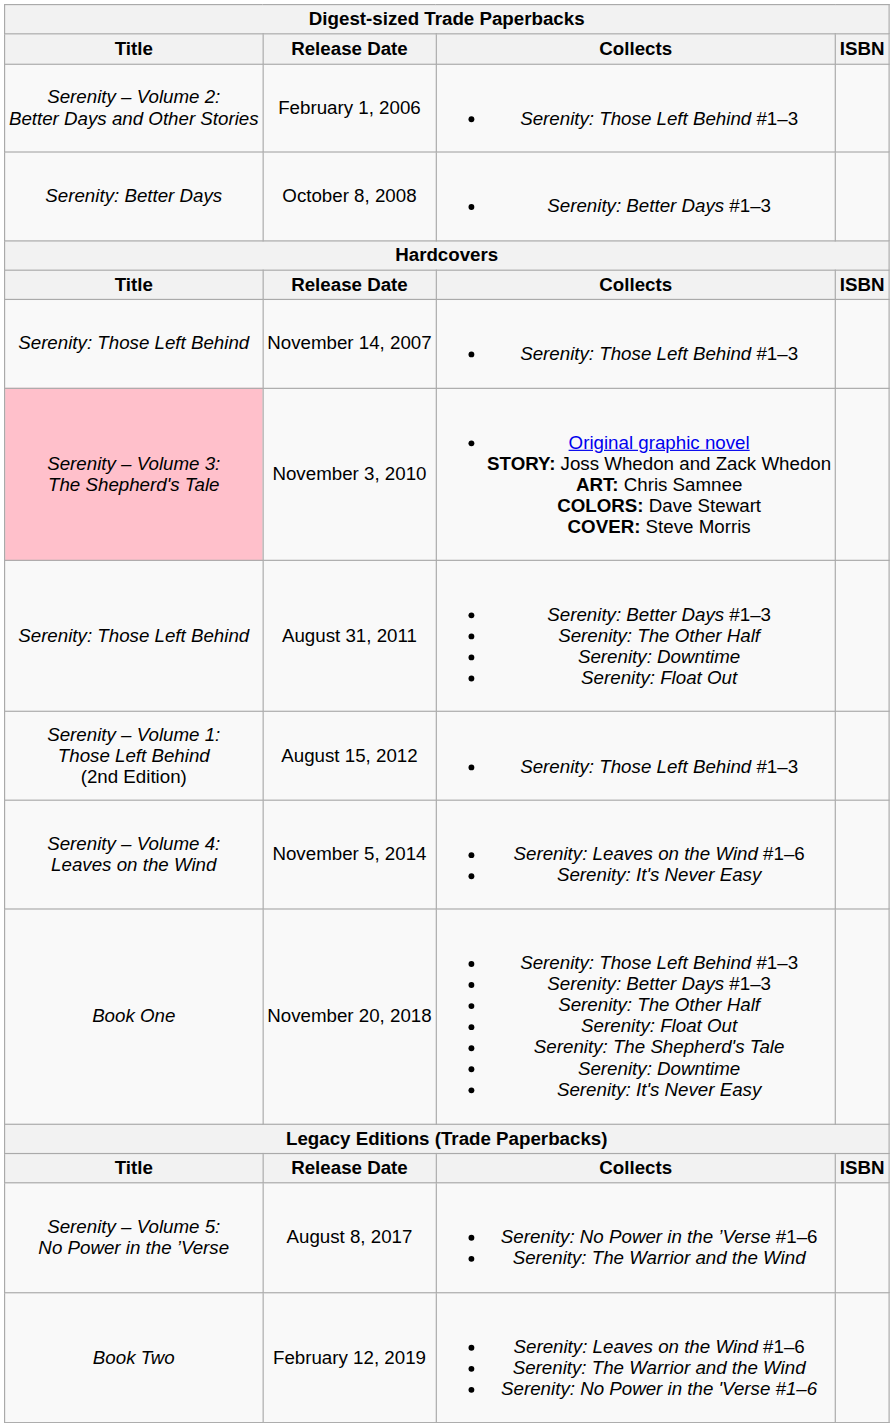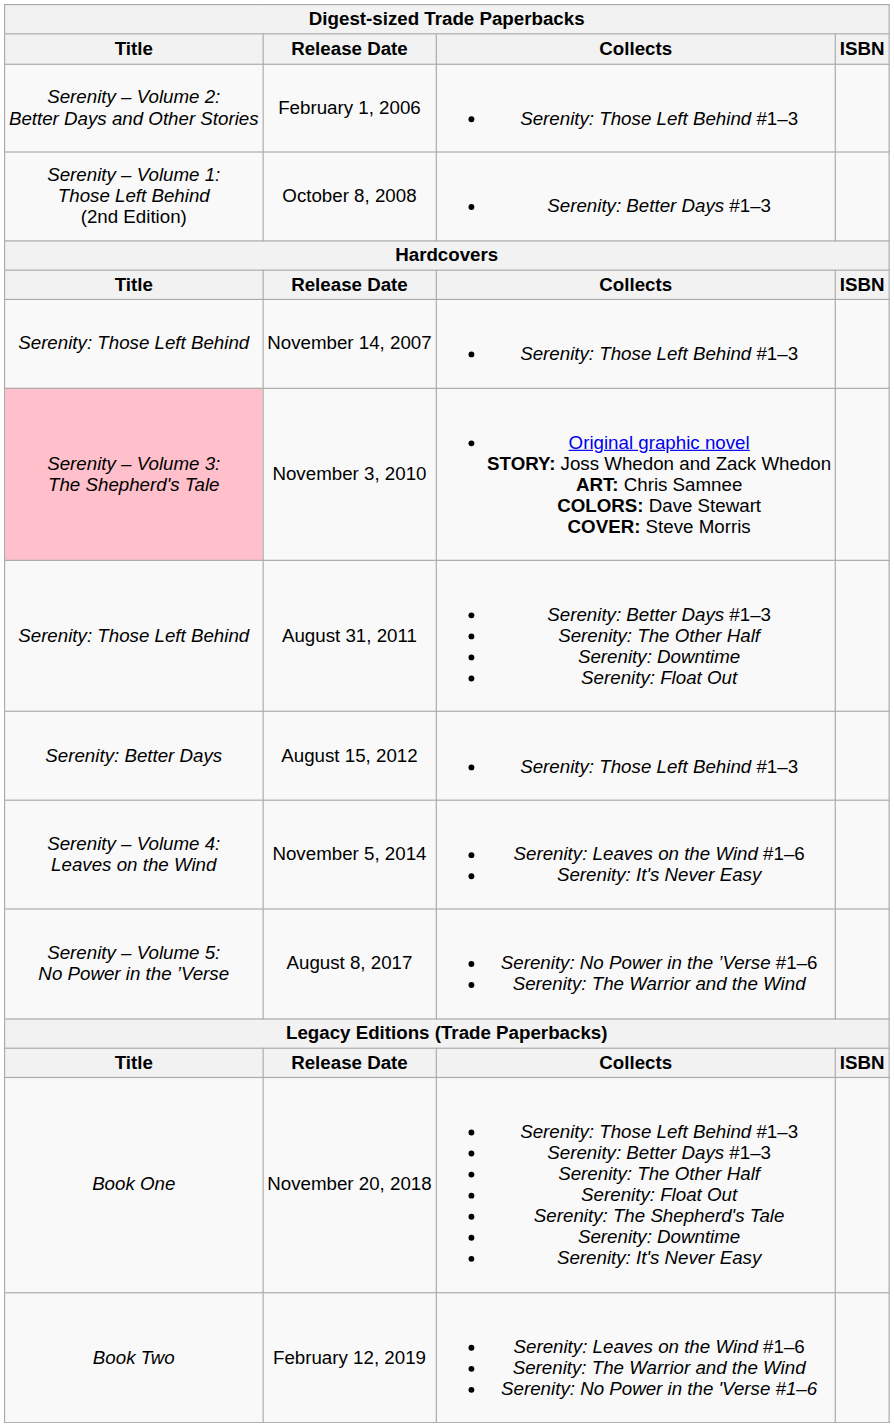(134, 196) Serenity: Better Days -> (134, 196) Serenity – Volume 1: Those Left Behind (2nd Edition)
(134, 755) Serenity – Volume 1: Those Left Behind (2nd Edition) -> (134, 755) Serenity: Better Days
rows swapped: (349, 1237) <-> (349, 1016)
